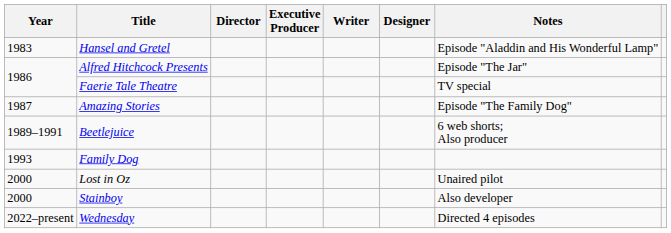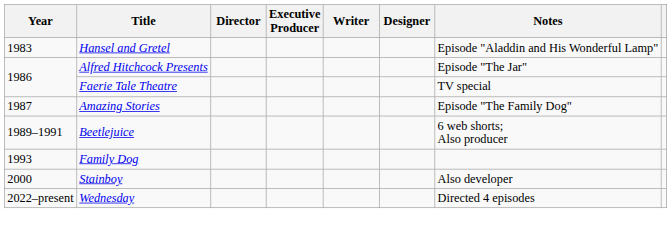- row: (105, 178)
